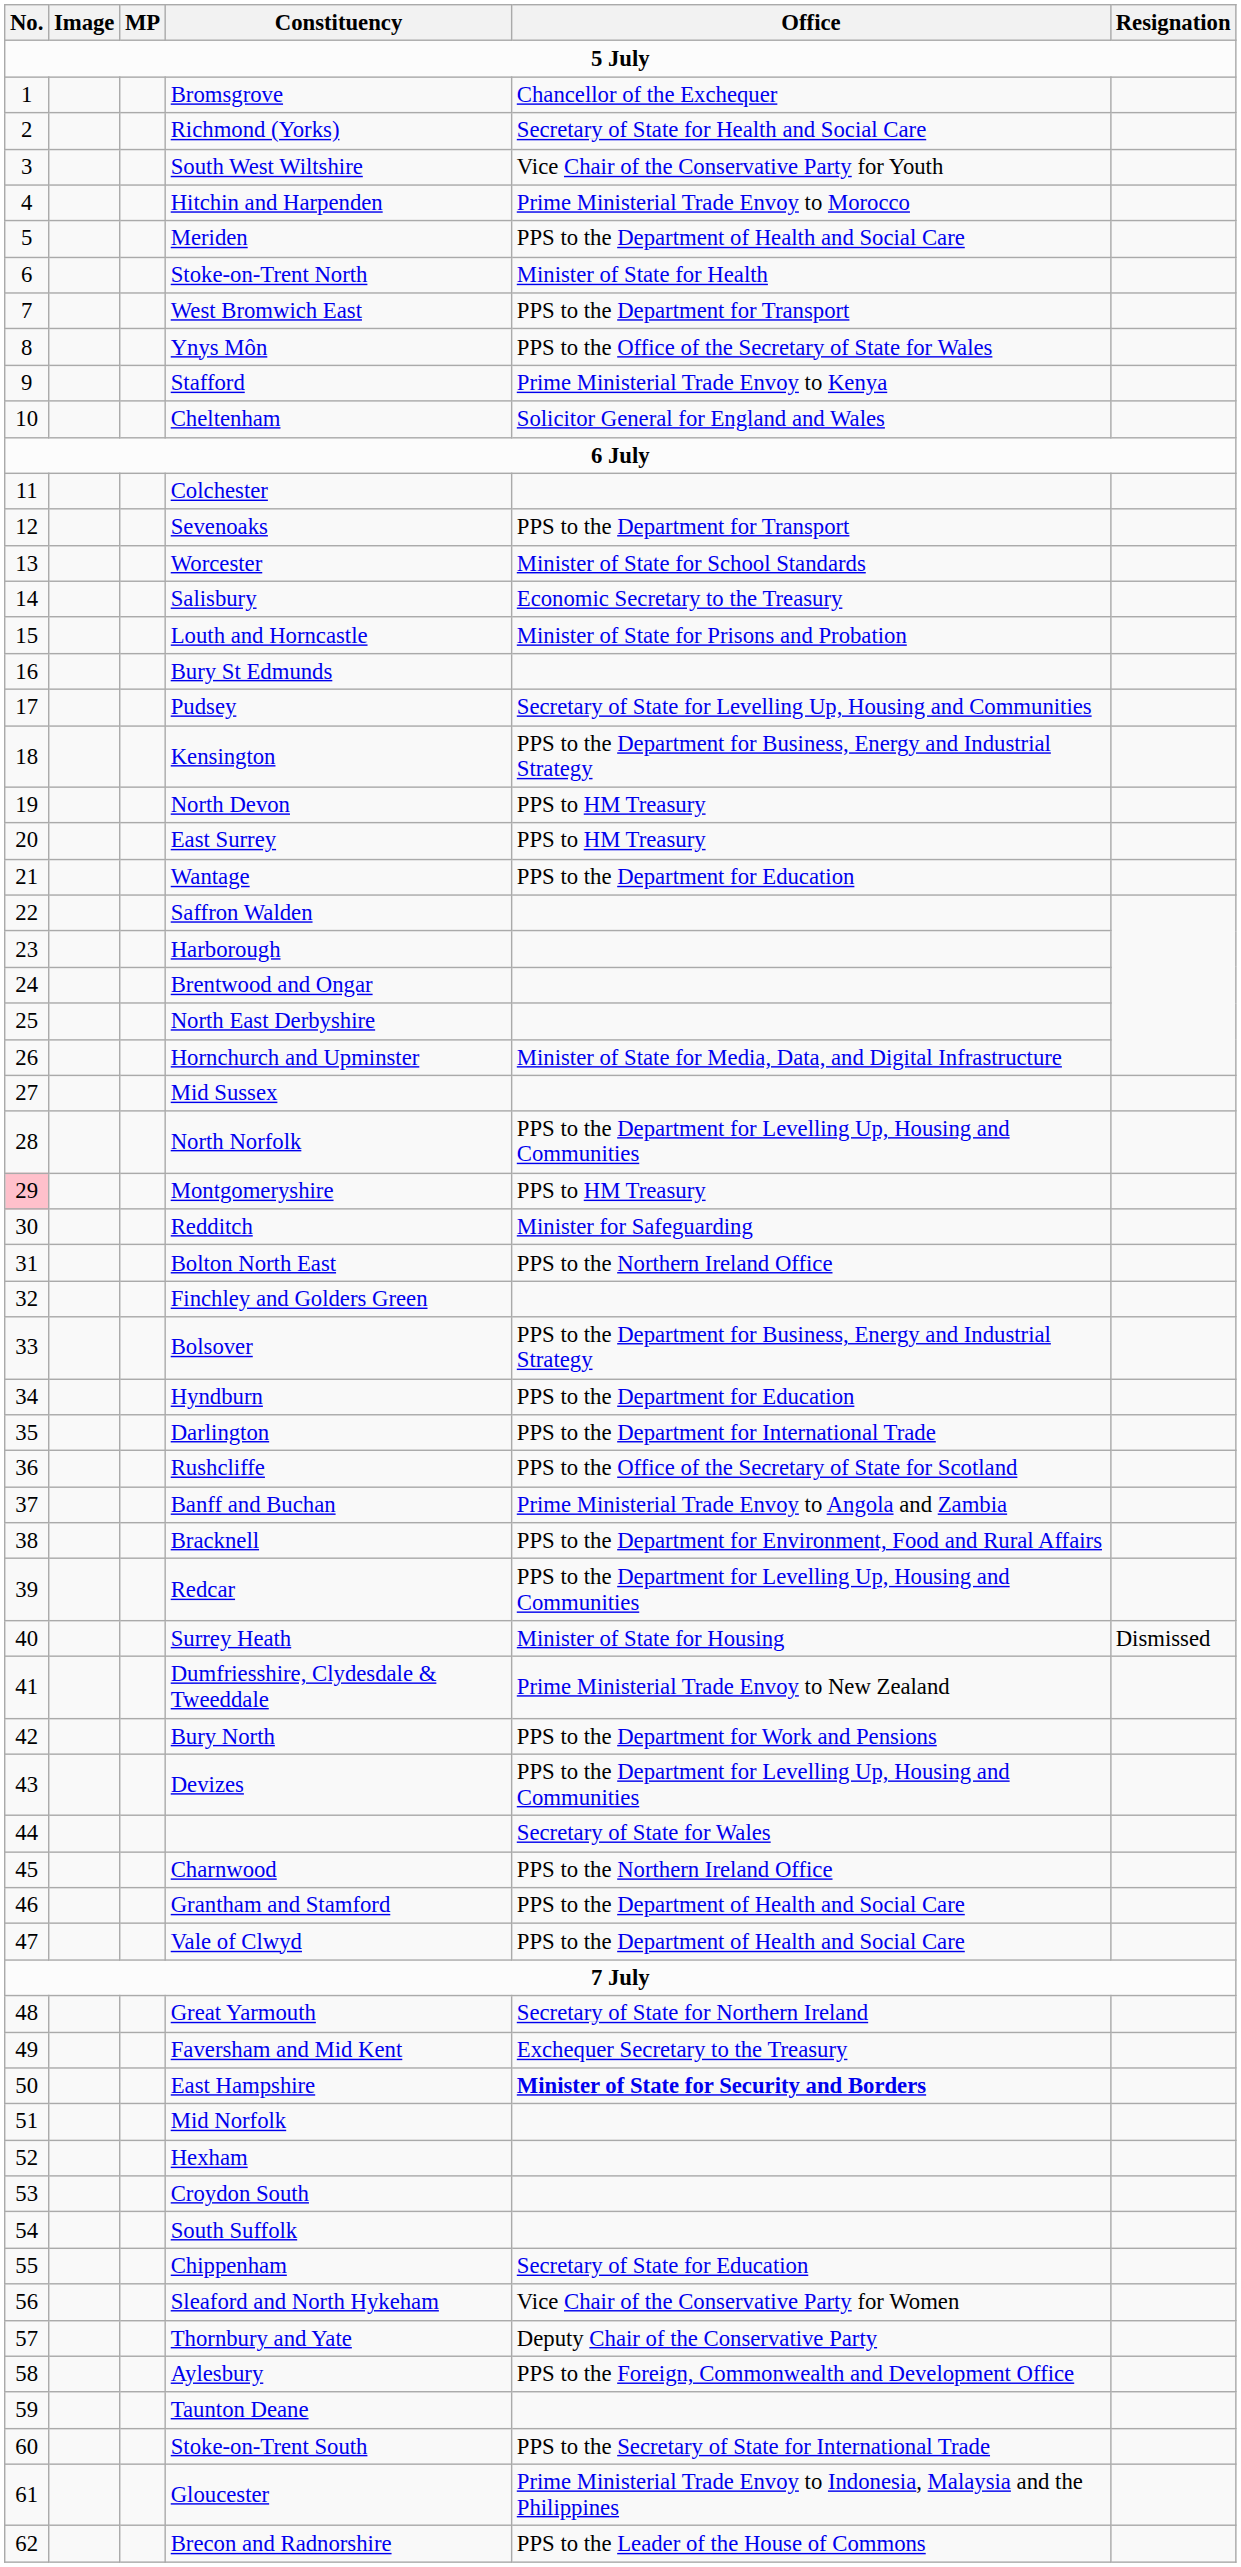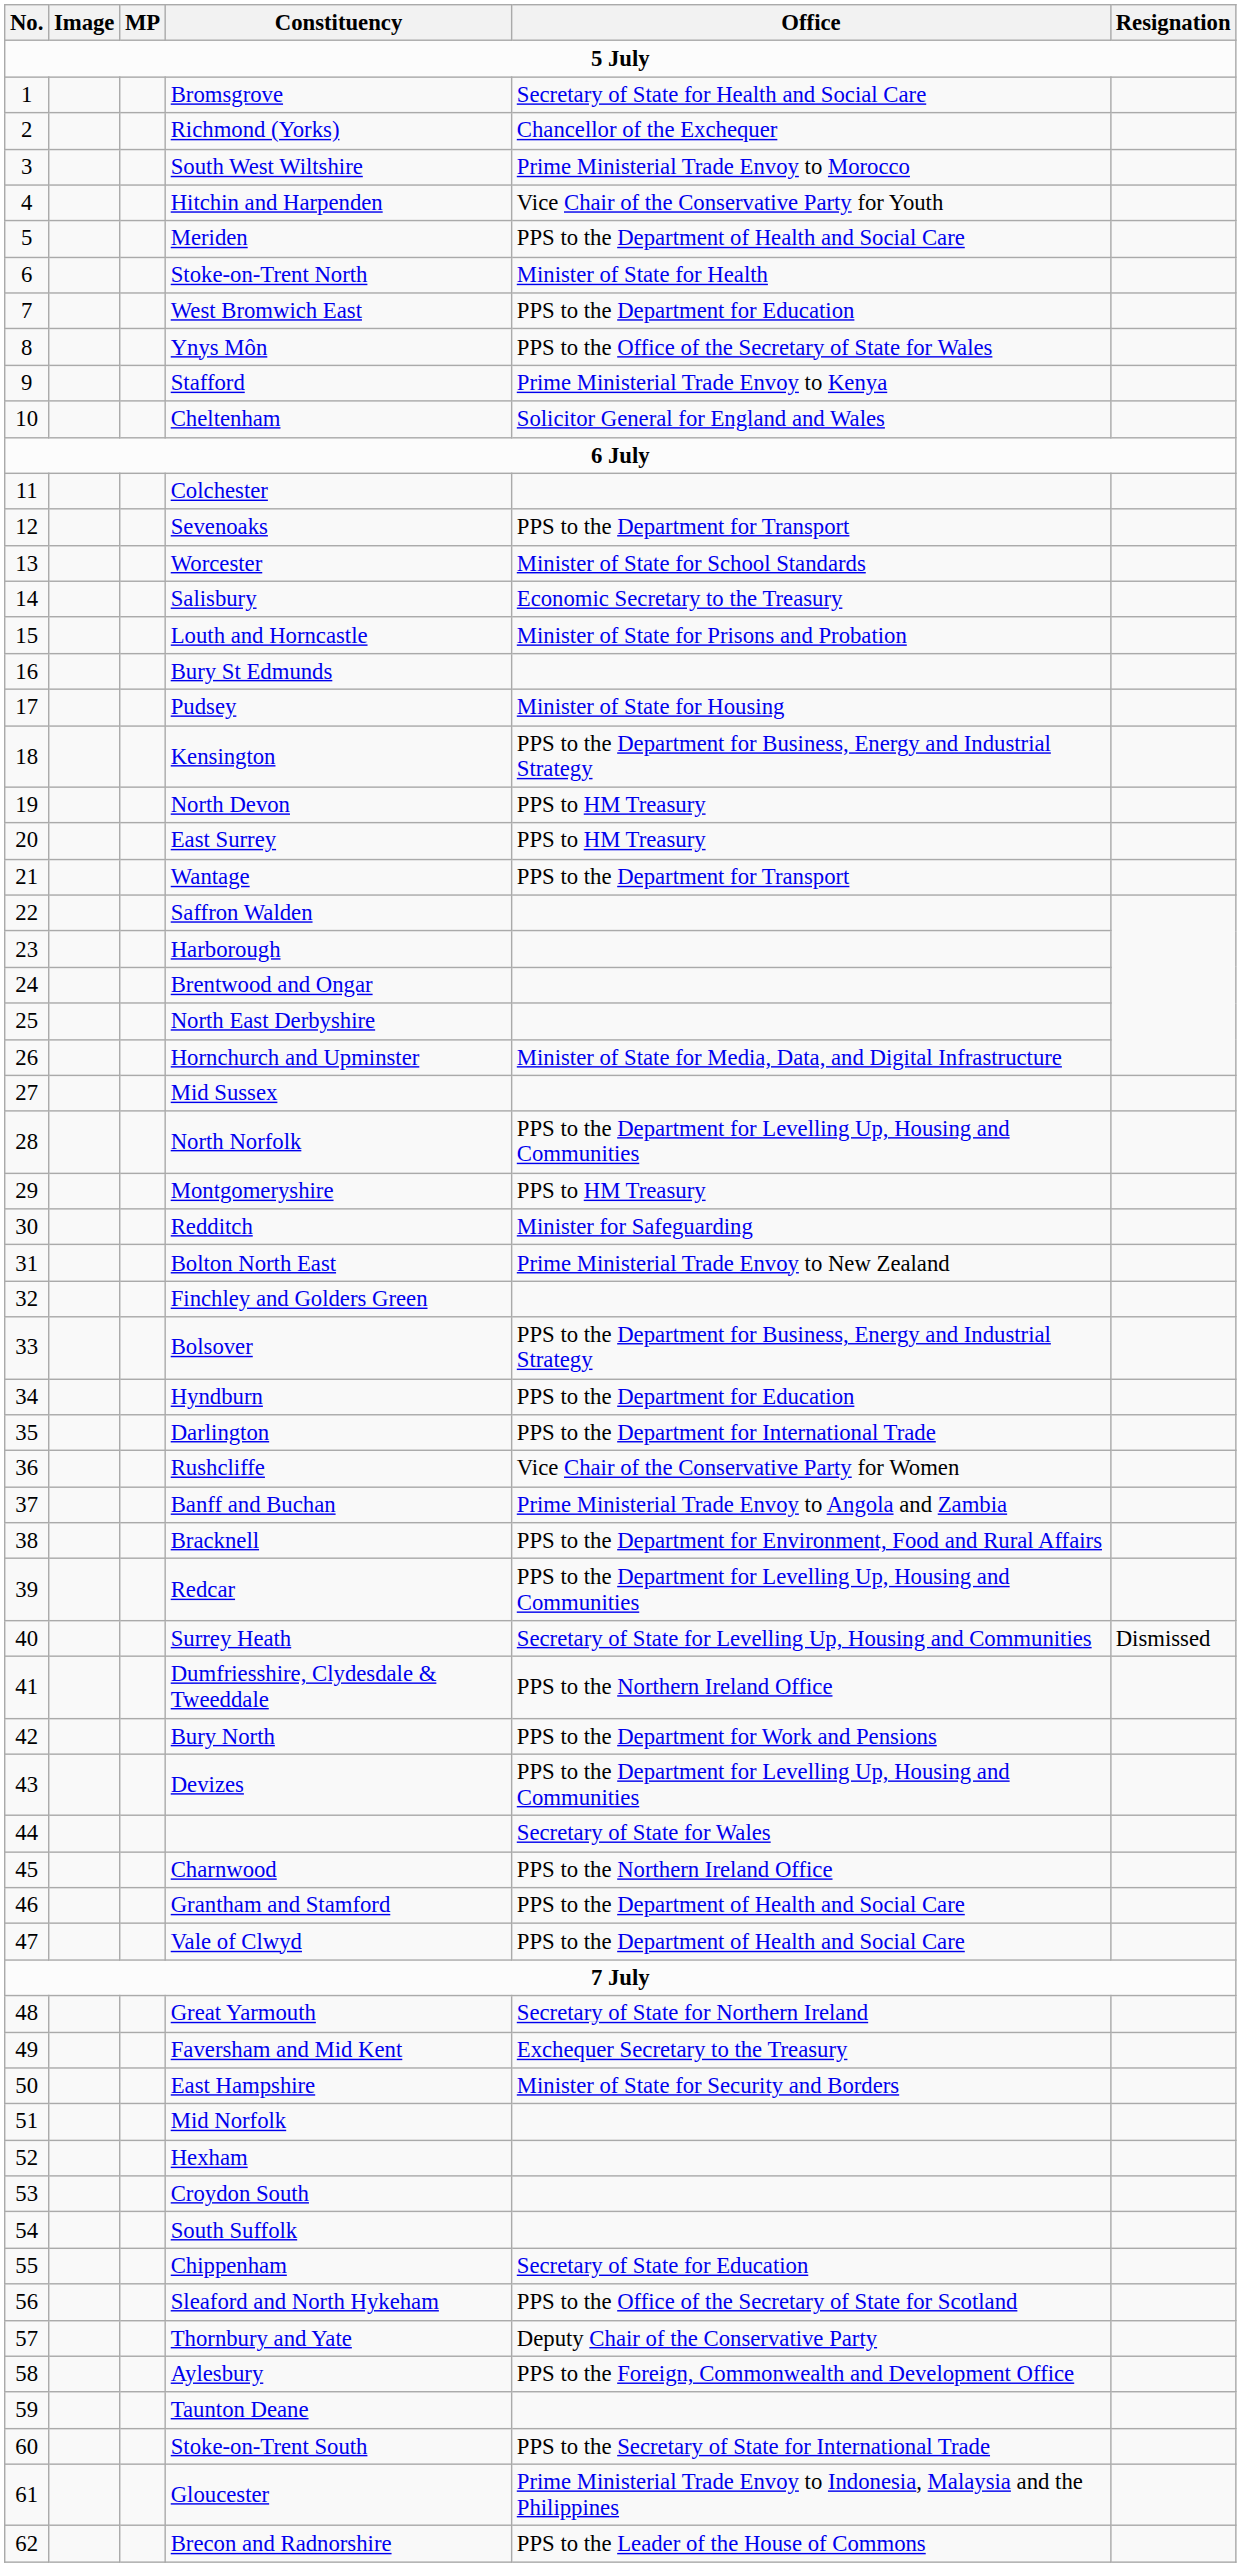(647, 94) Chancellor of the Exchequer -> (722, 94) Secretary of State for Health and Social Care
(722, 130) Secretary of State for Health and Social Care -> (647, 130) Chancellor of the Exchequer
(730, 166) Vice Chair of the Conservative Party for Youth -> (713, 166) Prime Ministerial Trade Envoy to Morocco
(713, 202) Prime Ministerial Trade Envoy to Morocco -> (730, 202) Vice Chair of the Conservative Party for Youth
(683, 310) PPS to the Department for Transport -> (686, 310) PPS to the Department for Education
(804, 707) Secretary of State for Levelling Up, Housing and Communities -> (651, 707) Minister of State for Housing
(686, 876) PPS to the Department for Education -> (683, 876) PPS to the Department for Transport
(27, 1190) pink background -> (27, 1190) no background
(675, 1262) PPS to the Northern Ireland Office -> (733, 1262) Prime Ministerial Trade Envoy to New Zealand
(767, 1468) PPS to the Office of the Secretary of State for Scotland -> (738, 1468) Vice Chair of the Conservative Party for Women
(651, 1638) Minister of State for Housing -> (804, 1638) Secretary of State for Levelling Up, Housing and Communities
(733, 1686) Prime Ministerial Trade Envoy to New Zealand -> (675, 1686) PPS to the Northern Ireland Office
(721, 2085) bold -> (708, 2085) normal
(738, 2301) Vice Chair of the Conservative Party for Women -> (767, 2301) PPS to the Office of the Secretary of State for Scotland
